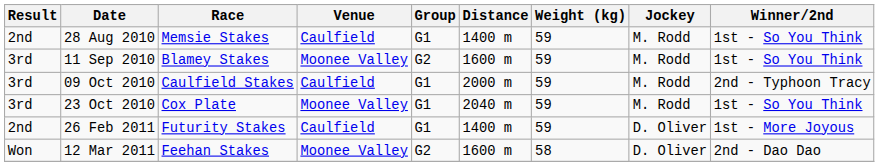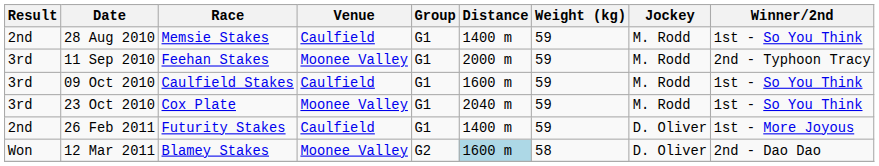(215, 61) Blamey Stakes -> (215, 61) Feehan Stakes
(423, 61) G2 -> (423, 61) G1
(487, 61) 1600 m -> (487, 61) 2000 m
(788, 61) 1st - So You Think -> (792, 61) 2nd - Typhoon Tracy
(487, 83) 2000 m -> (487, 83) 1600 m
(792, 83) 2nd - Typhoon Tracy -> (788, 83) 1st - So You Think
(215, 151) Feehan Stakes -> (215, 151) Blamey Stakes
(487, 151) no background -> (487, 151) lightblue background
